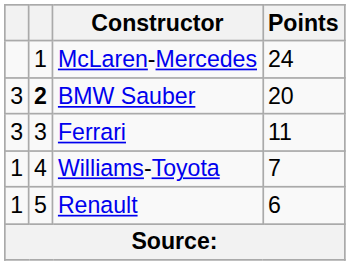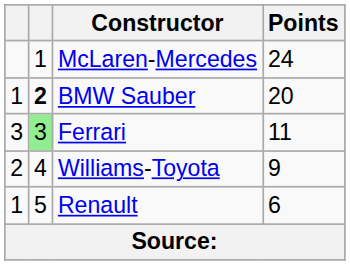(17, 96) 3 -> (17, 96) 1
(41, 132) no background -> (41, 132) lightgreen background
(17, 168) 1 -> (17, 168) 2
(274, 168) 7 -> (274, 168) 9
